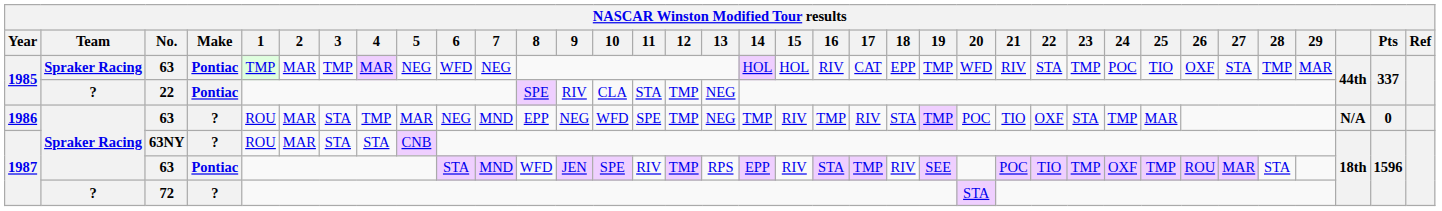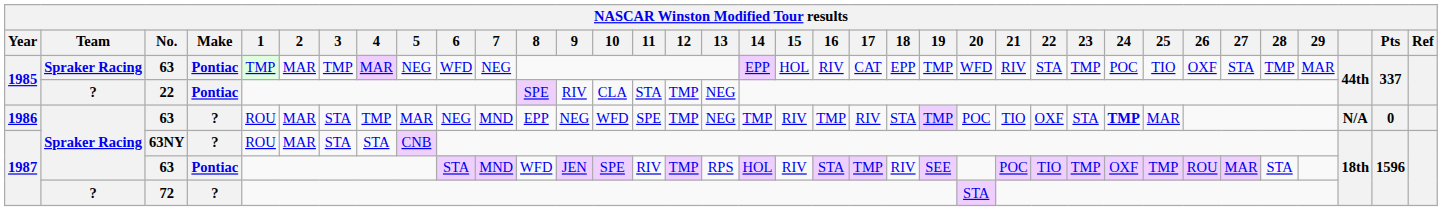(757, 67) HOL -> (757, 67) EPP
(1122, 117) normal -> (1124, 117) bold
(757, 167) EPP -> (757, 167) HOL
